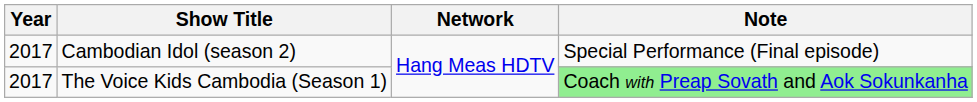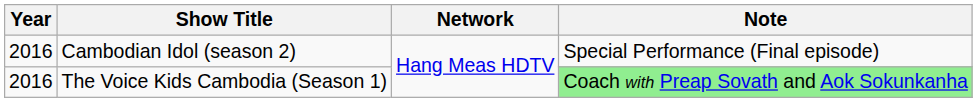(31, 50) 2017 -> (31, 50) 2016
(31, 81) 2017 -> (31, 81) 2016
